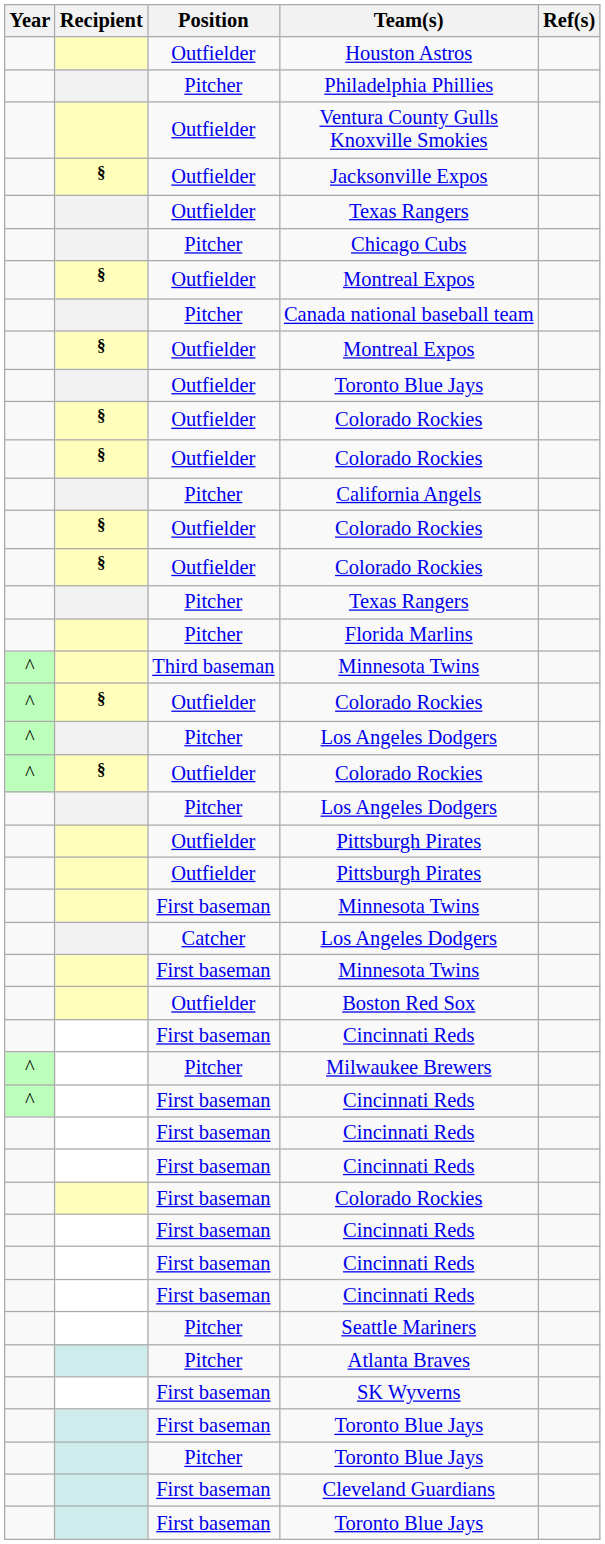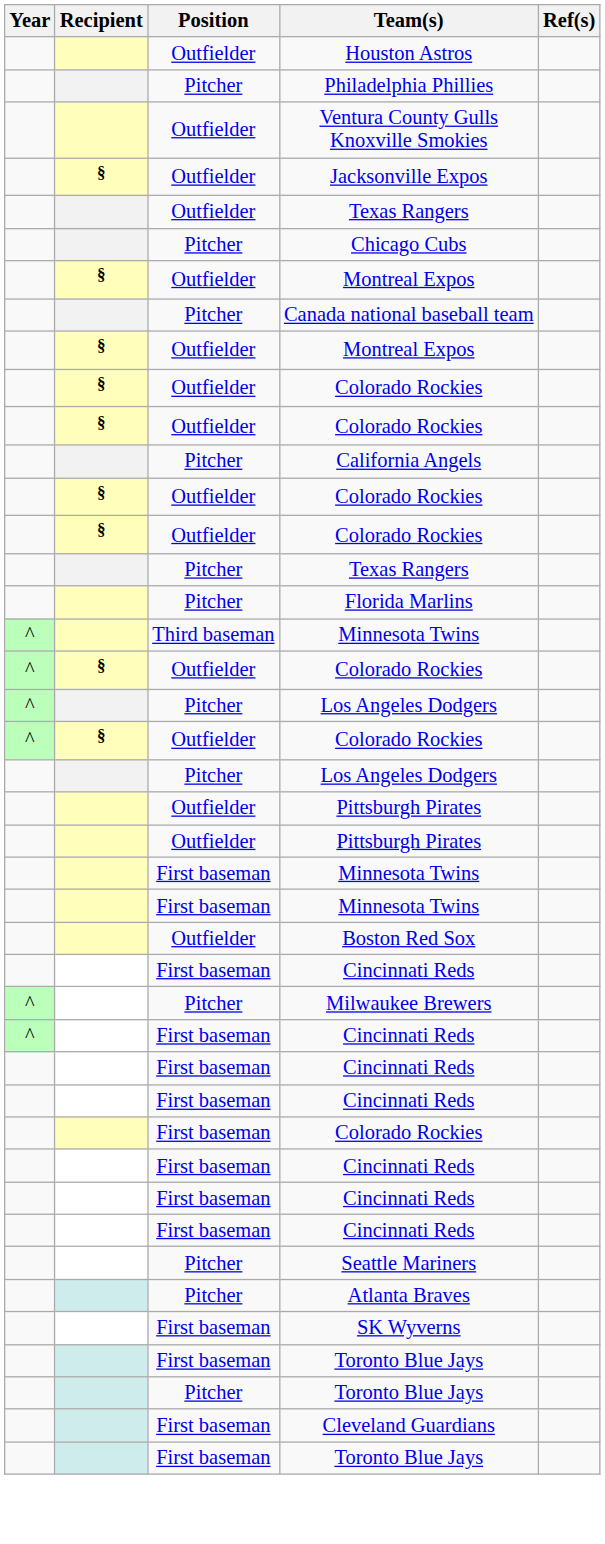- row: (213, 385)
- row: (213, 938)
